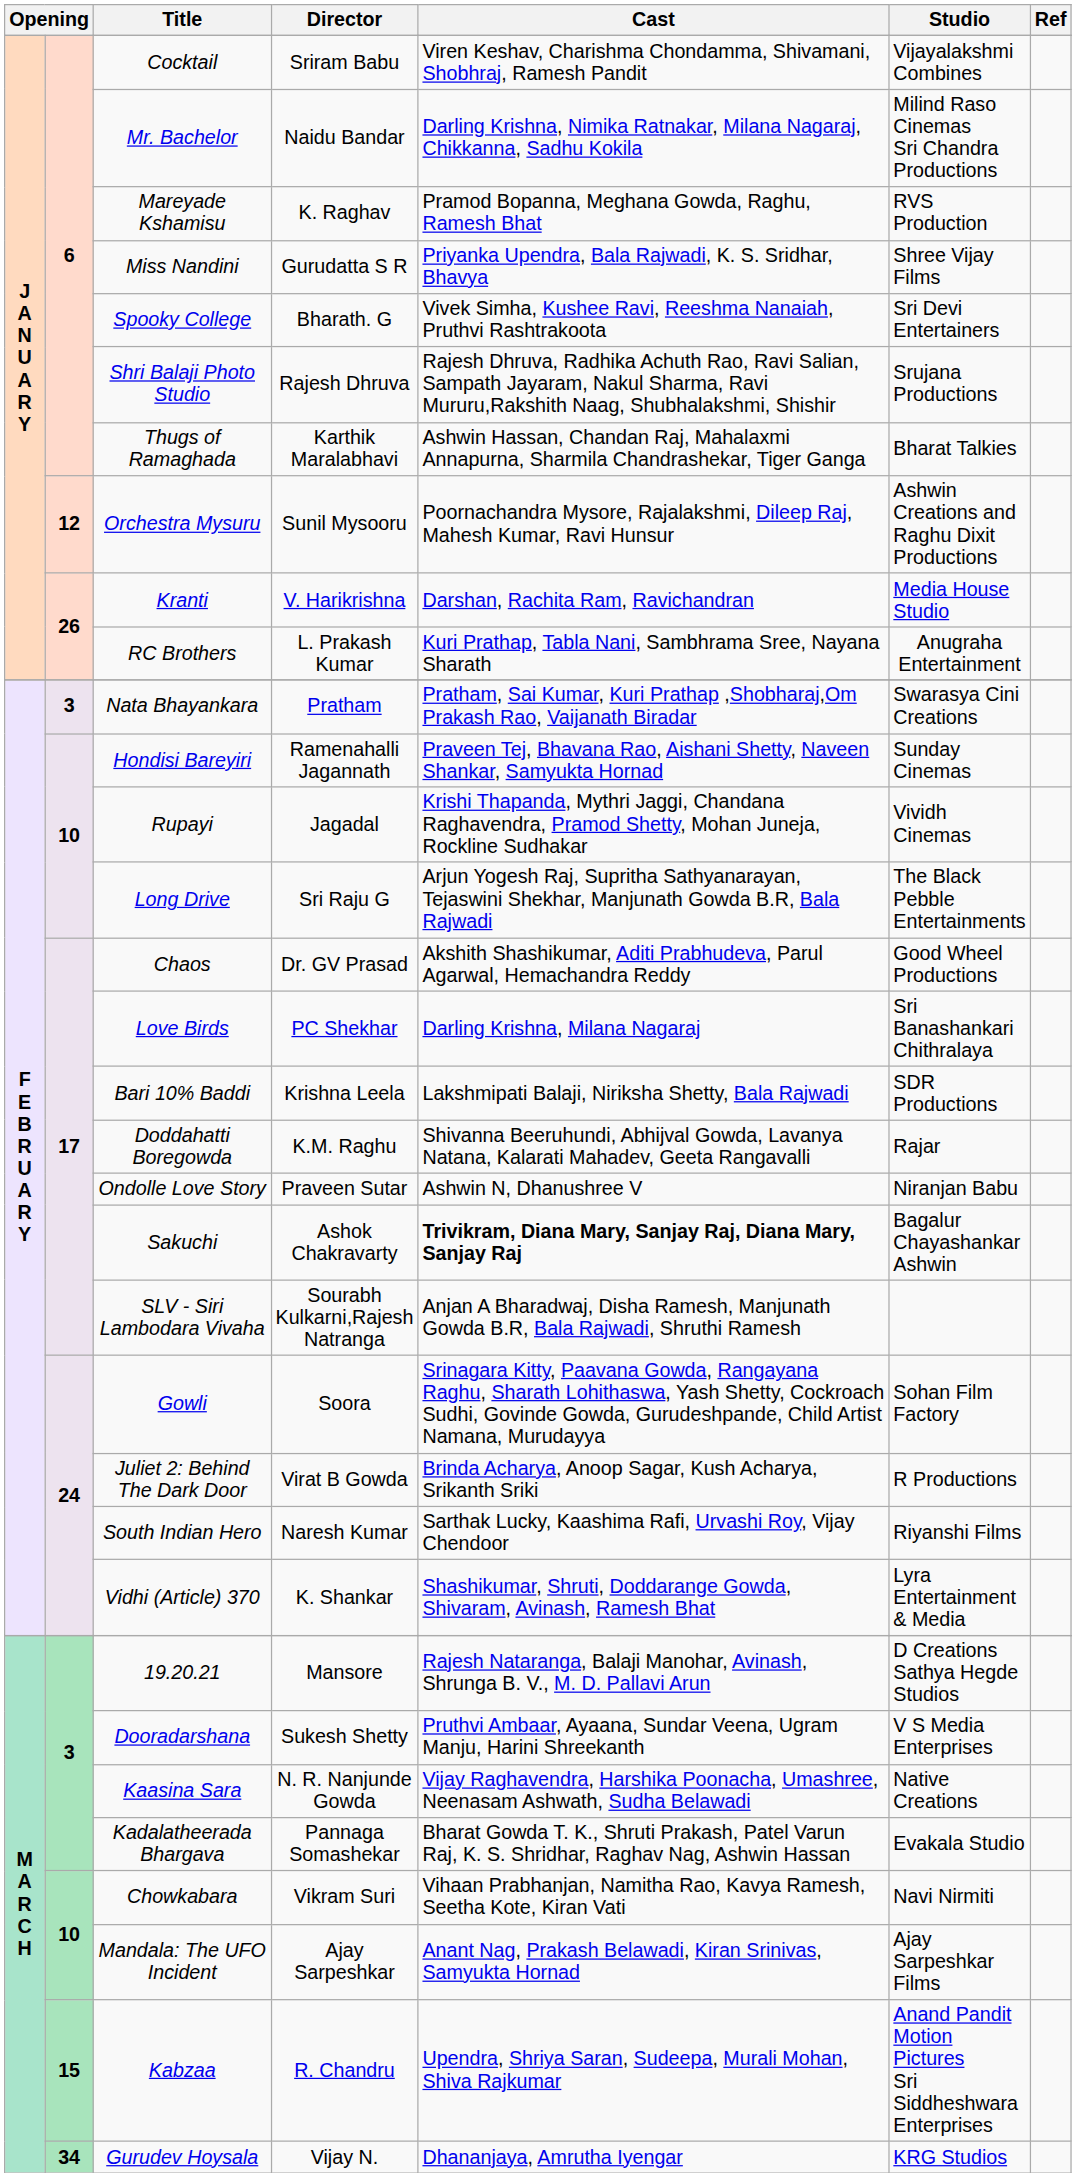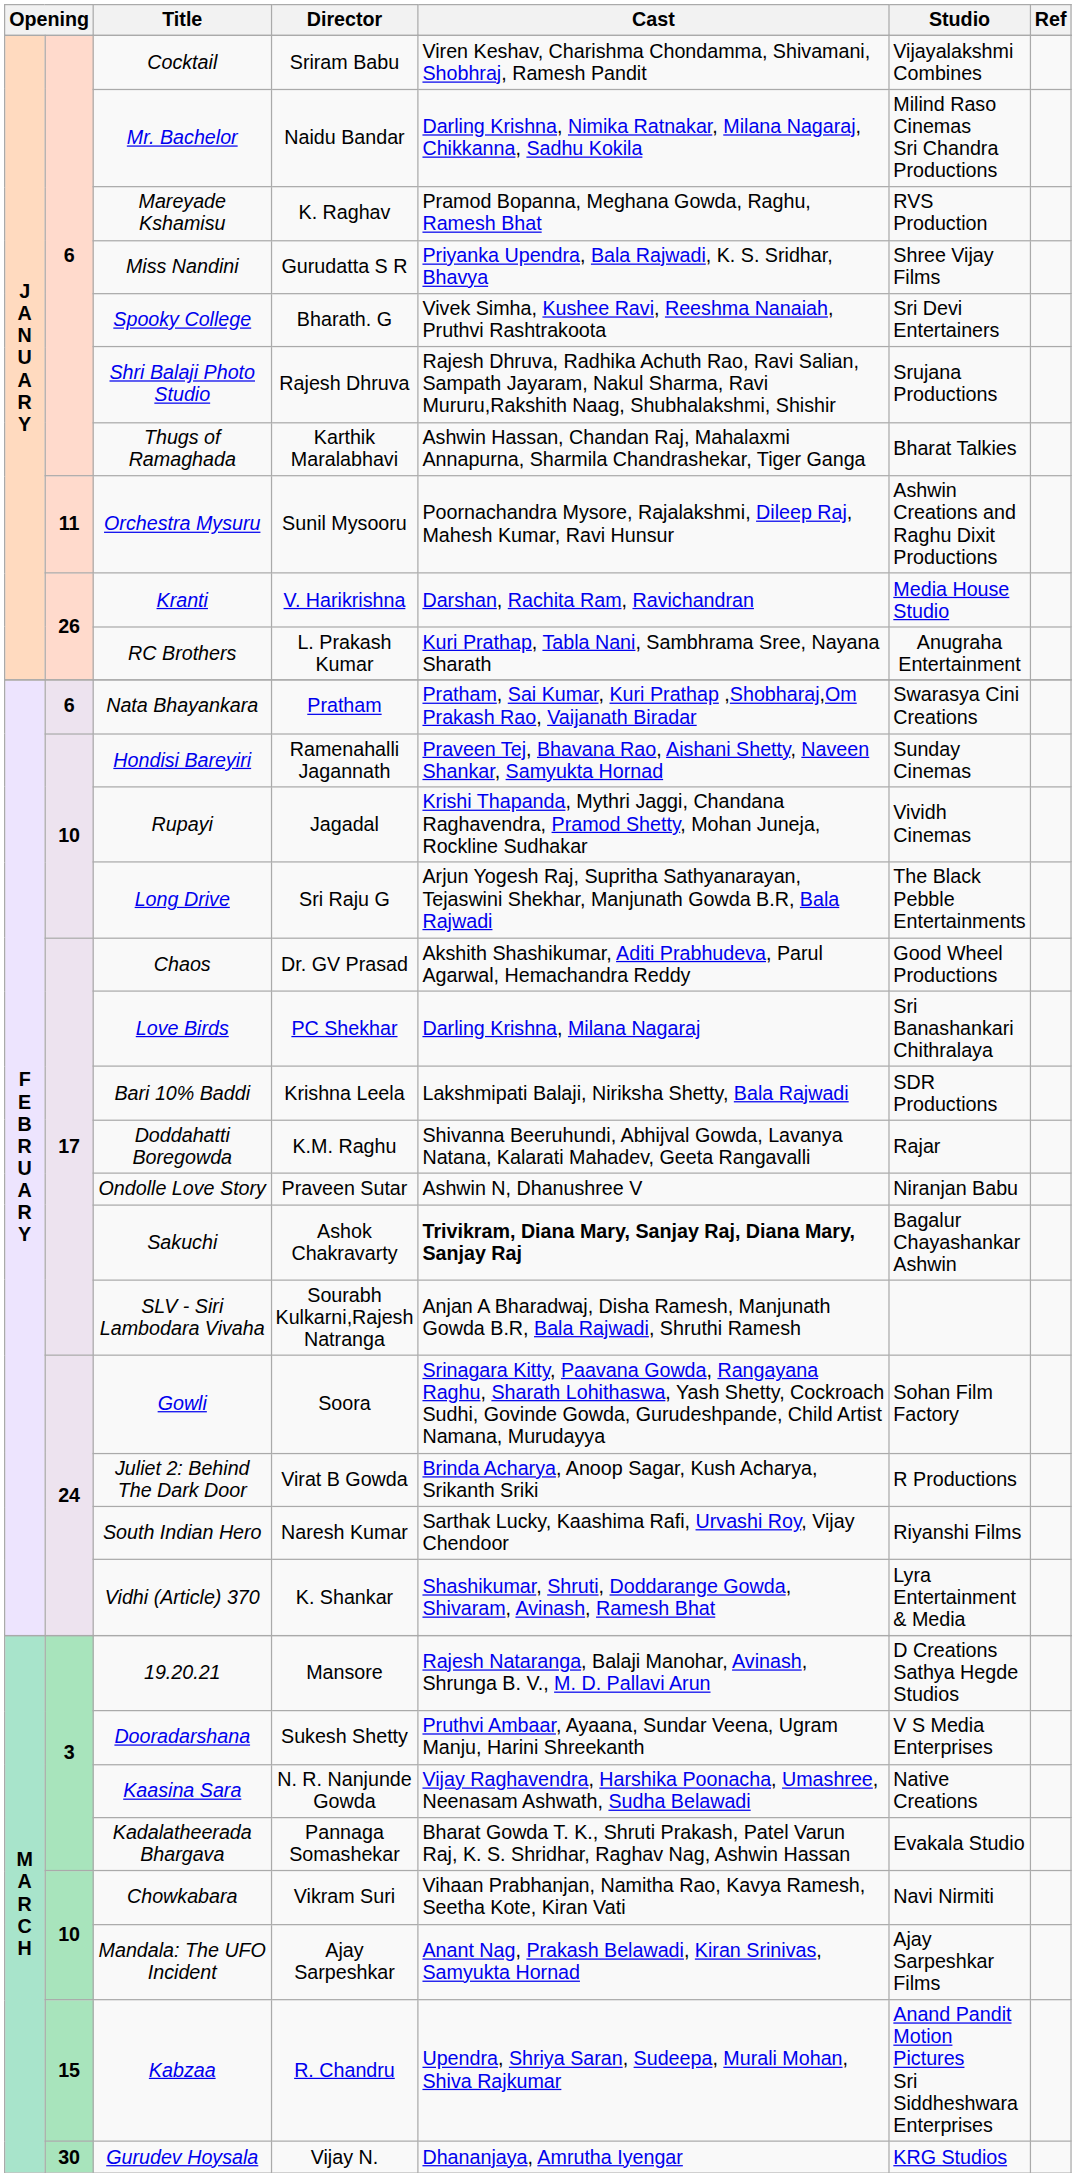(69, 524) 12 -> (69, 524) 11
(69, 706) 3 -> (69, 706) 6
(69, 2157) 34 -> (69, 2157) 30
